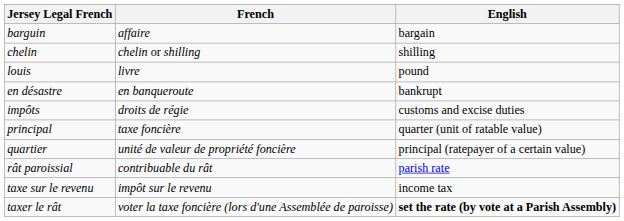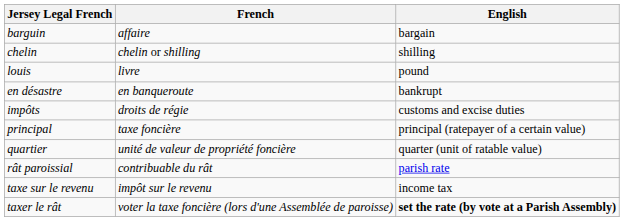(470, 129) quarter (unit of ratable value) -> (492, 129) principal (ratepayer of a certain value)
(492, 149) principal (ratepayer of a certain value) -> (470, 149) quarter (unit of ratable value)
